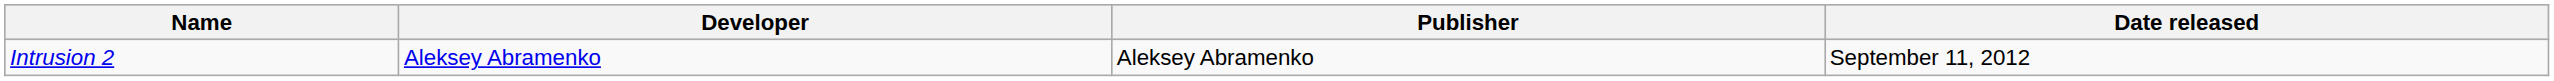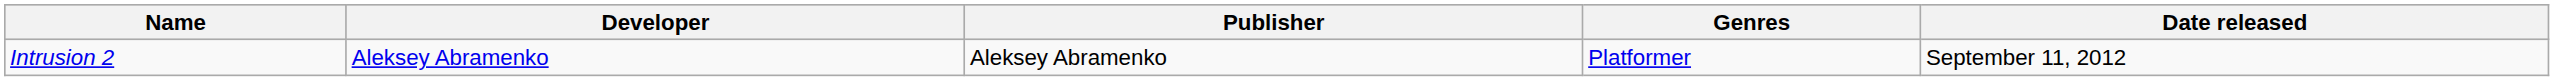+ column: (1752, 22)
